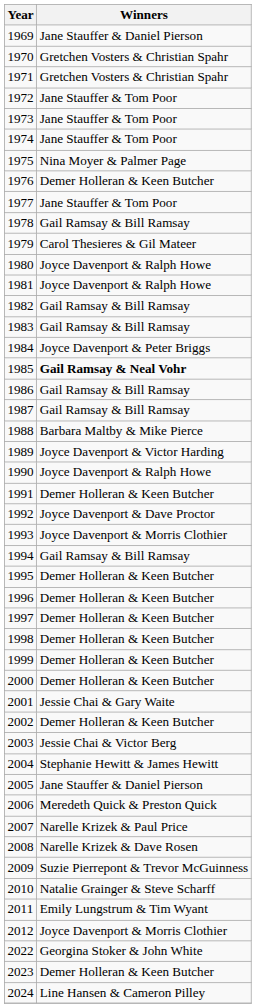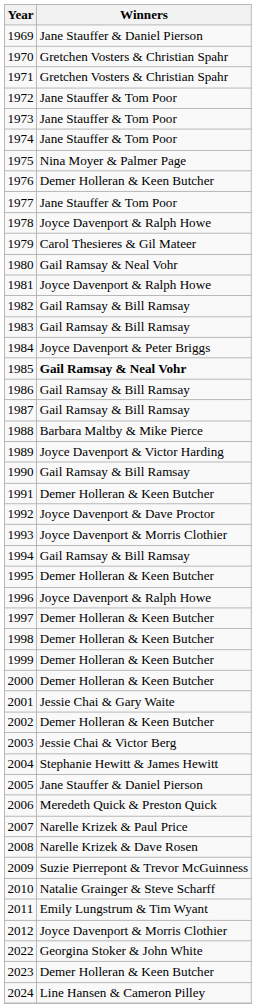(115, 222) Gail Ramsay & Bill Ramsay -> (125, 222) Joyce Davenport & Ralph Howe
(125, 264) Joyce Davenport & Ralph Howe -> (109, 264) Gail Ramsay & Neal Vohr
(125, 472) Joyce Davenport & Ralph Howe -> (115, 472) Gail Ramsay & Bill Ramsay
(127, 597) Demer Holleran & Keen Butcher -> (125, 597) Joyce Davenport & Ralph Howe
